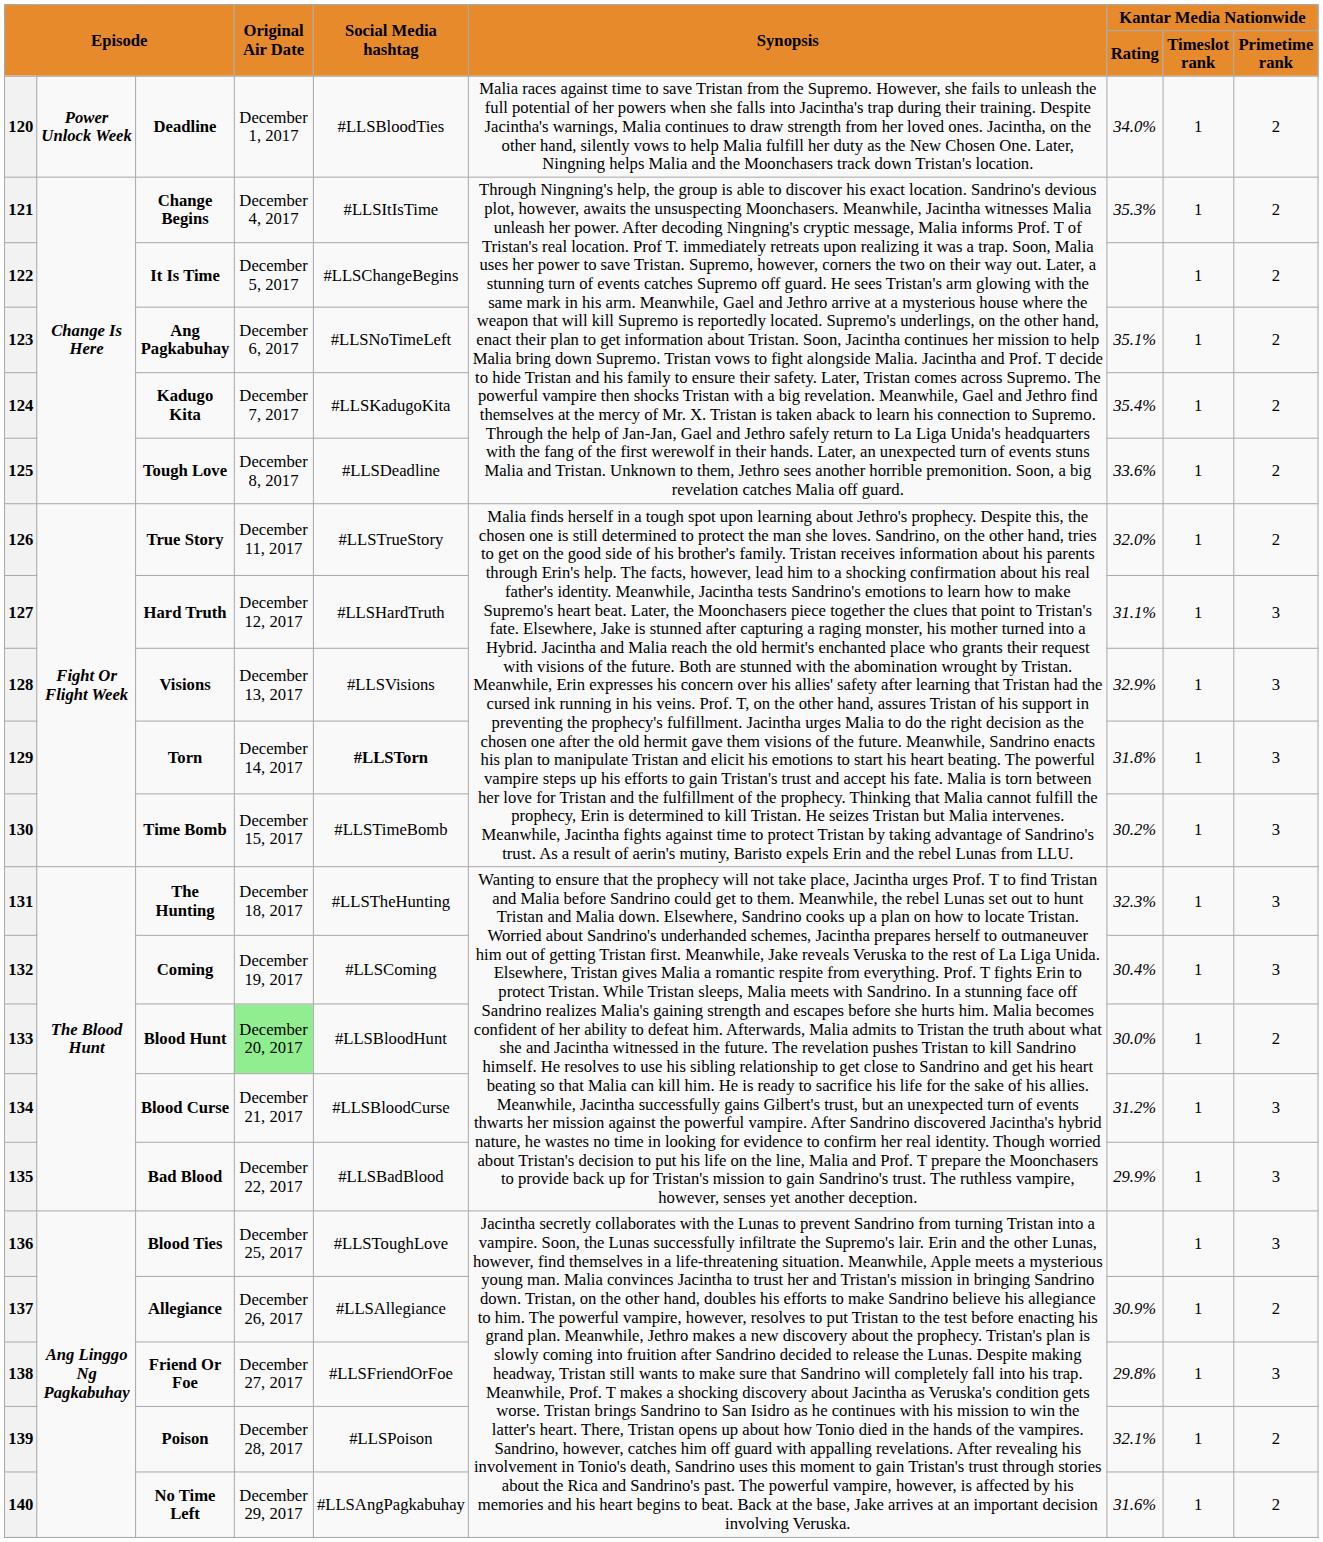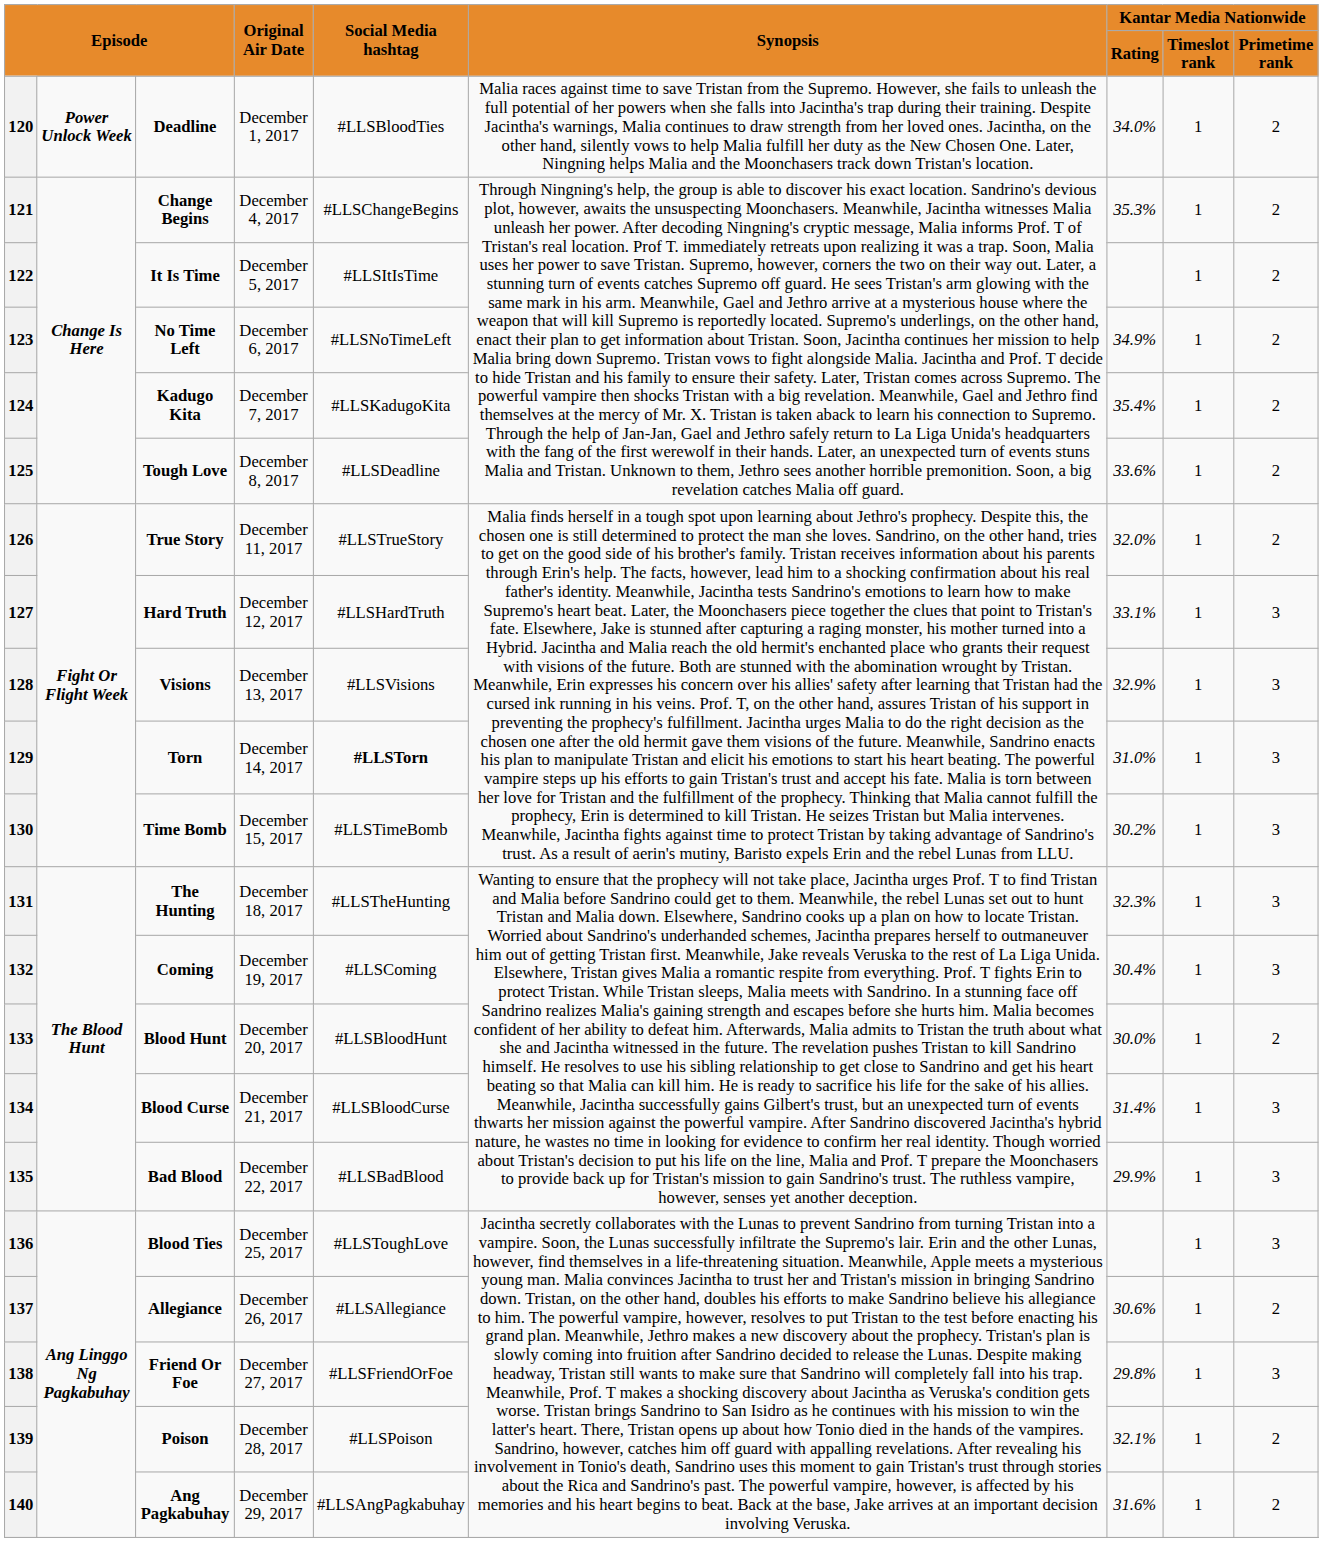(391, 209) #LLSItIsTime -> (391, 209) #LLSChangeBegins
(391, 275) #LLSChangeBegins -> (391, 275) #LLSItIsTime
(185, 340) Ang Pagkabuhay -> (185, 340) No Time Left
(1135, 340) 35.1% -> (1135, 340) 34.9%
(1135, 612) 31.1% -> (1135, 612) 33.1%
(1135, 757) 31.8% -> (1135, 757) 31.0%
(274, 1038) lightgreen background -> (274, 1038) no background
(1135, 1107) 31.2% -> (1135, 1107) 31.4%
(1135, 1308) 30.9% -> (1135, 1308) 30.6%
(185, 1504) No Time Left -> (185, 1504) Ang Pagkabuhay
